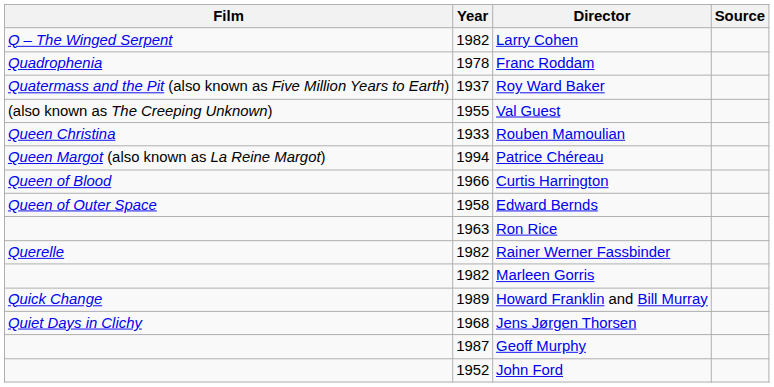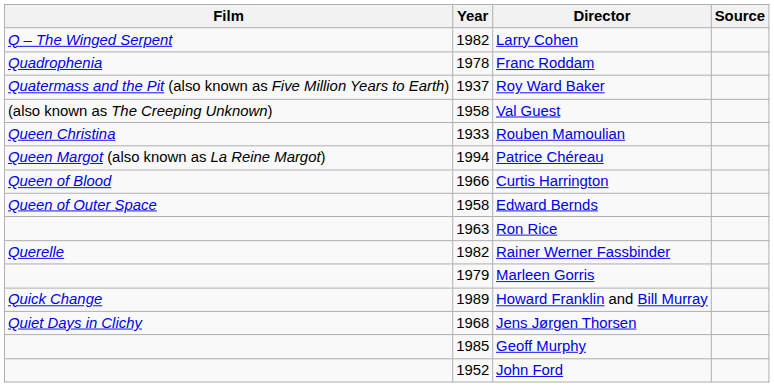(473, 110) 1955 -> (473, 110) 1958
(473, 275) 1982 -> (473, 275) 1979
(473, 346) 1987 -> (473, 346) 1985
